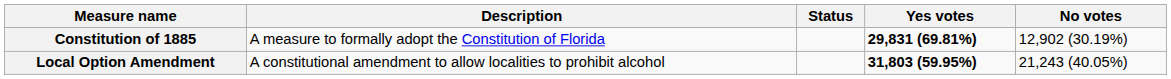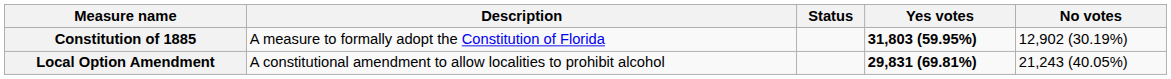(922, 39) 29,831 (69.81%) -> (922, 39) 31,803 (59.95%)
(922, 62) 31,803 (59.95%) -> (922, 62) 29,831 (69.81%)
